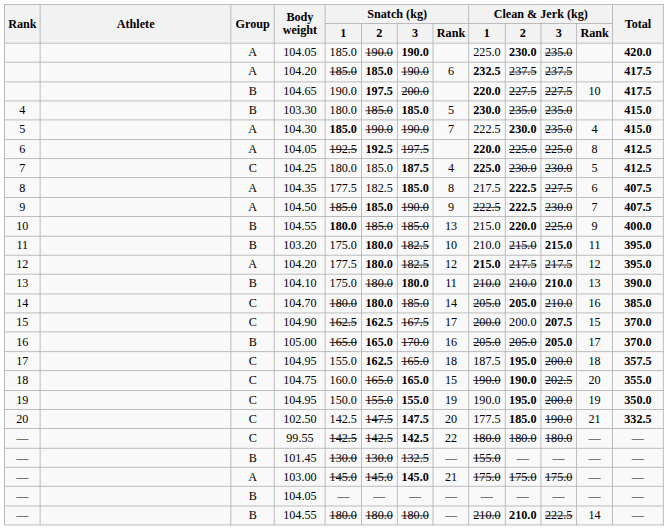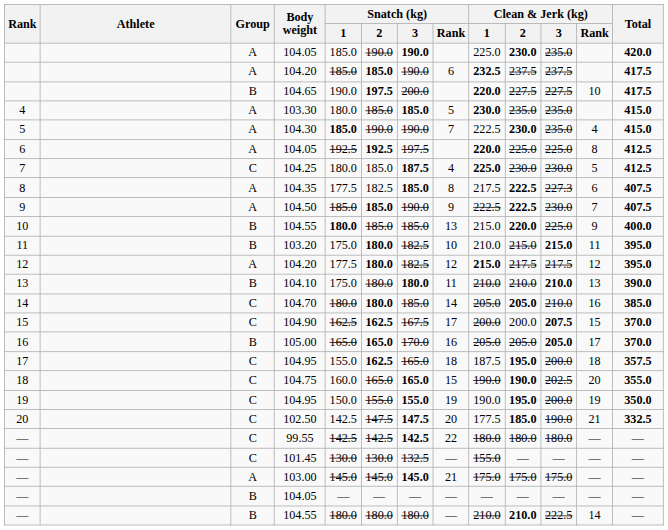(253, 110) B -> (253, 110) A
(559, 187) 227.5 -> (559, 187) 227.3
(253, 457) B -> (253, 457) C
